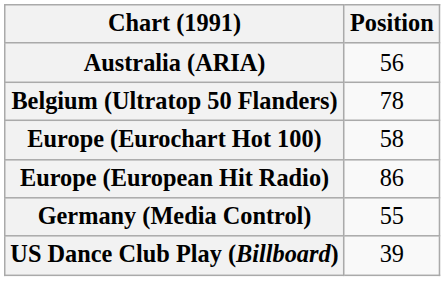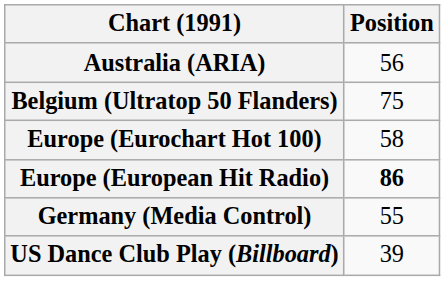(392, 100) 78 -> (392, 100) 75
(392, 178) normal -> (392, 178) bold
